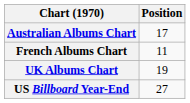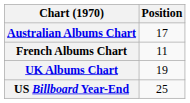(162, 88) 27 -> (162, 88) 25
